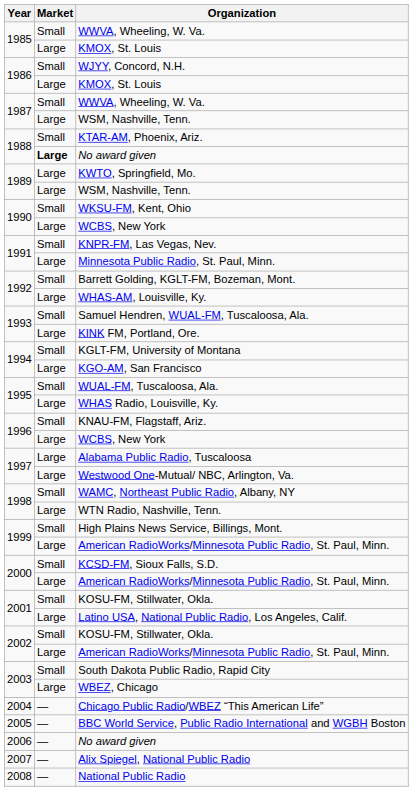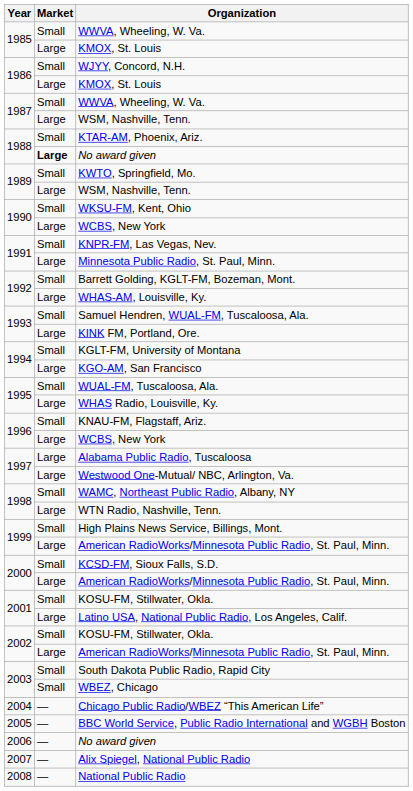(51, 173) Large -> (51, 173) Small
(51, 688) Large -> (51, 688) Small
